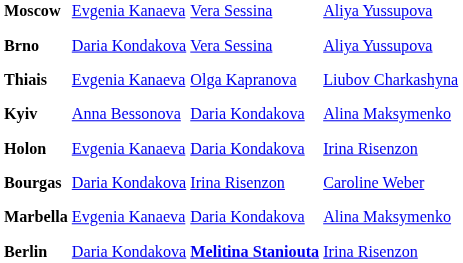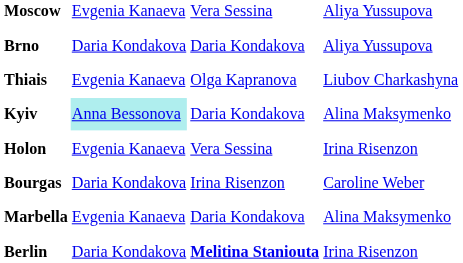(231, 45) Vera Sessina -> (247, 45) Daria Kondakova
(126, 114) no background -> (126, 114) paleturquoise background
(247, 148) Daria Kondakova -> (231, 148) Vera Sessina
